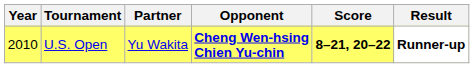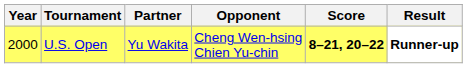(23, 44) 2010 -> (23, 44) 2000
(252, 44) bold -> (248, 44) normal
